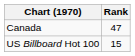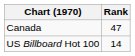(116, 43) 15 -> (116, 43) 14
